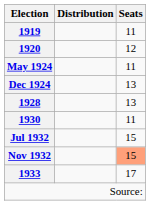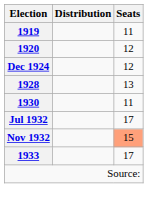- row: (30, 67)
(131, 85) 13 -> (128, 67) 12
(131, 138) 15 -> (128, 120) 17
